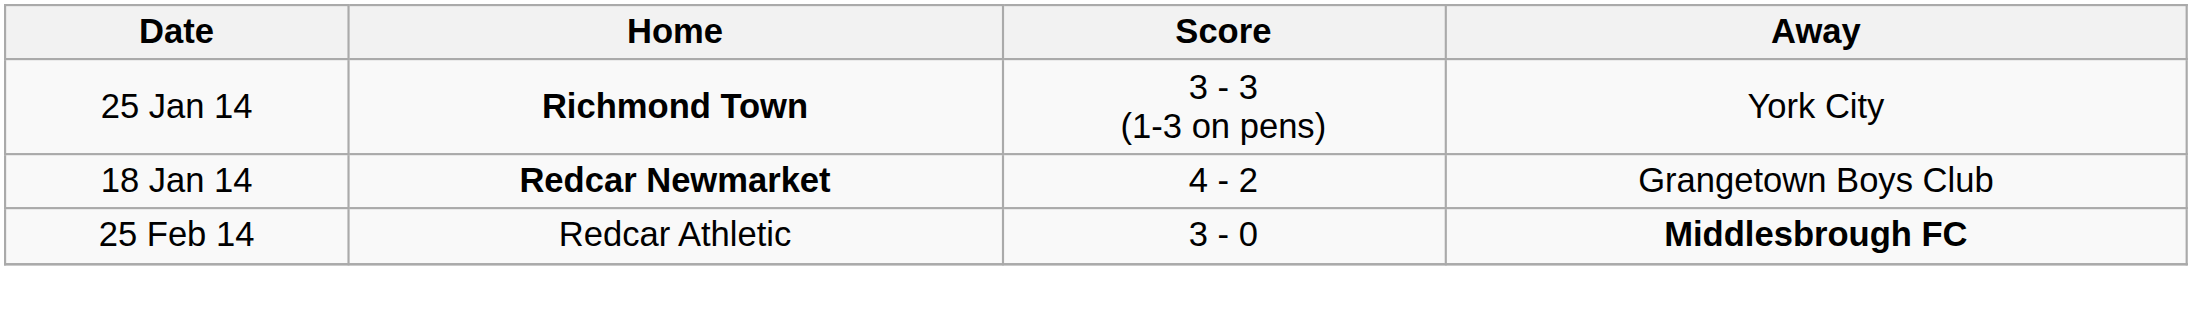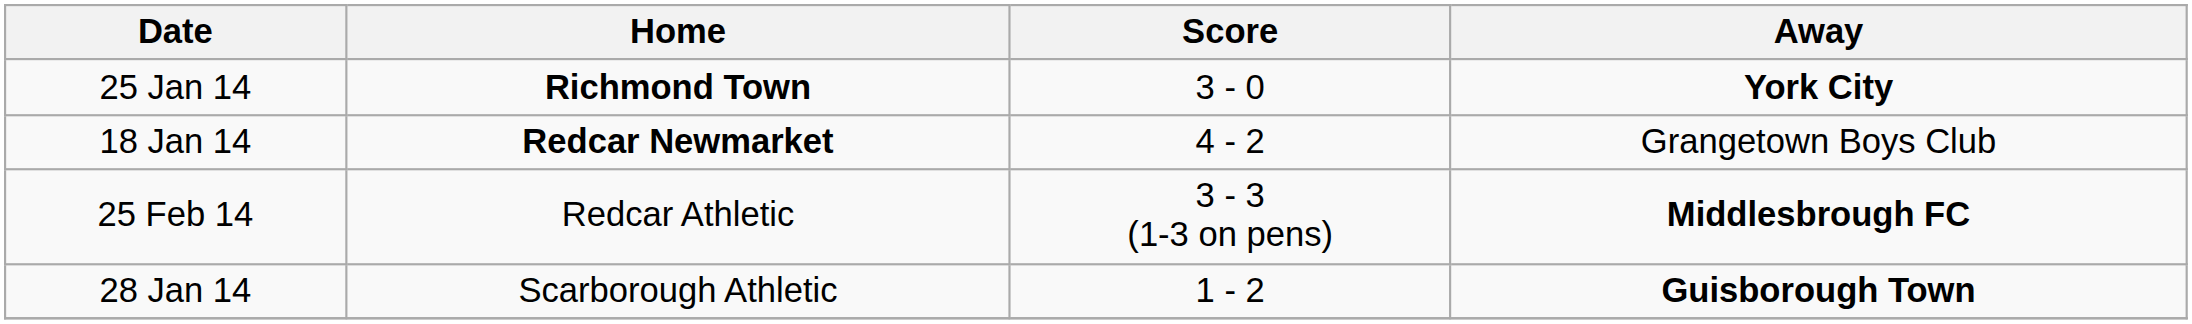(1223, 106) 3 - 3 (1-3 on pens) -> (1230, 86) 3 - 0
(1816, 106) normal -> (1819, 86) bold
(1223, 235) 3 - 0 -> (1230, 215) 3 - 3 (1-3 on pens)
+ row: (175, 290)
